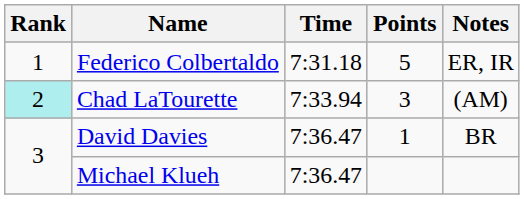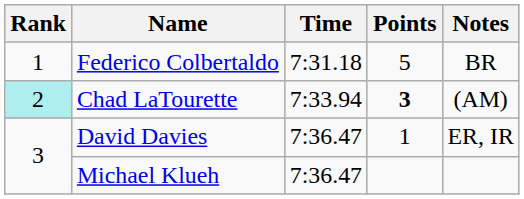(481, 61) ER, IR -> (481, 61) BR
(405, 99) normal -> (405, 99) bold
(481, 136) BR -> (481, 136) ER, IR
